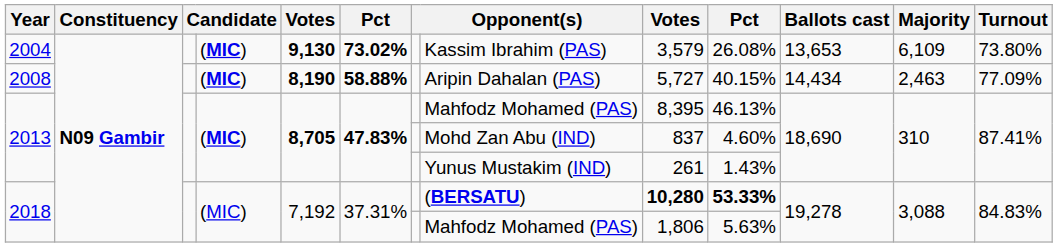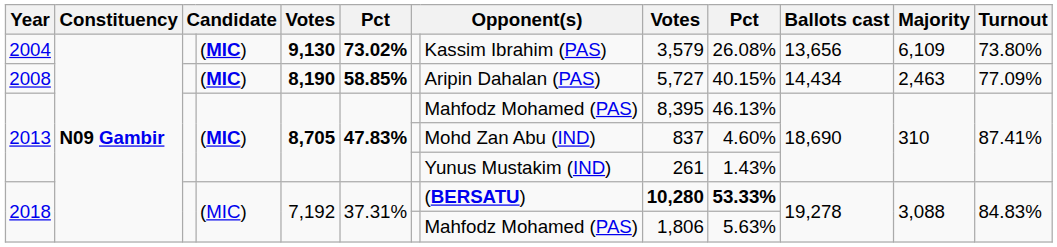(813, 49) 13,653 -> (813, 49) 13,656
(375, 79) 58.88% -> (375, 79) 58.85%
